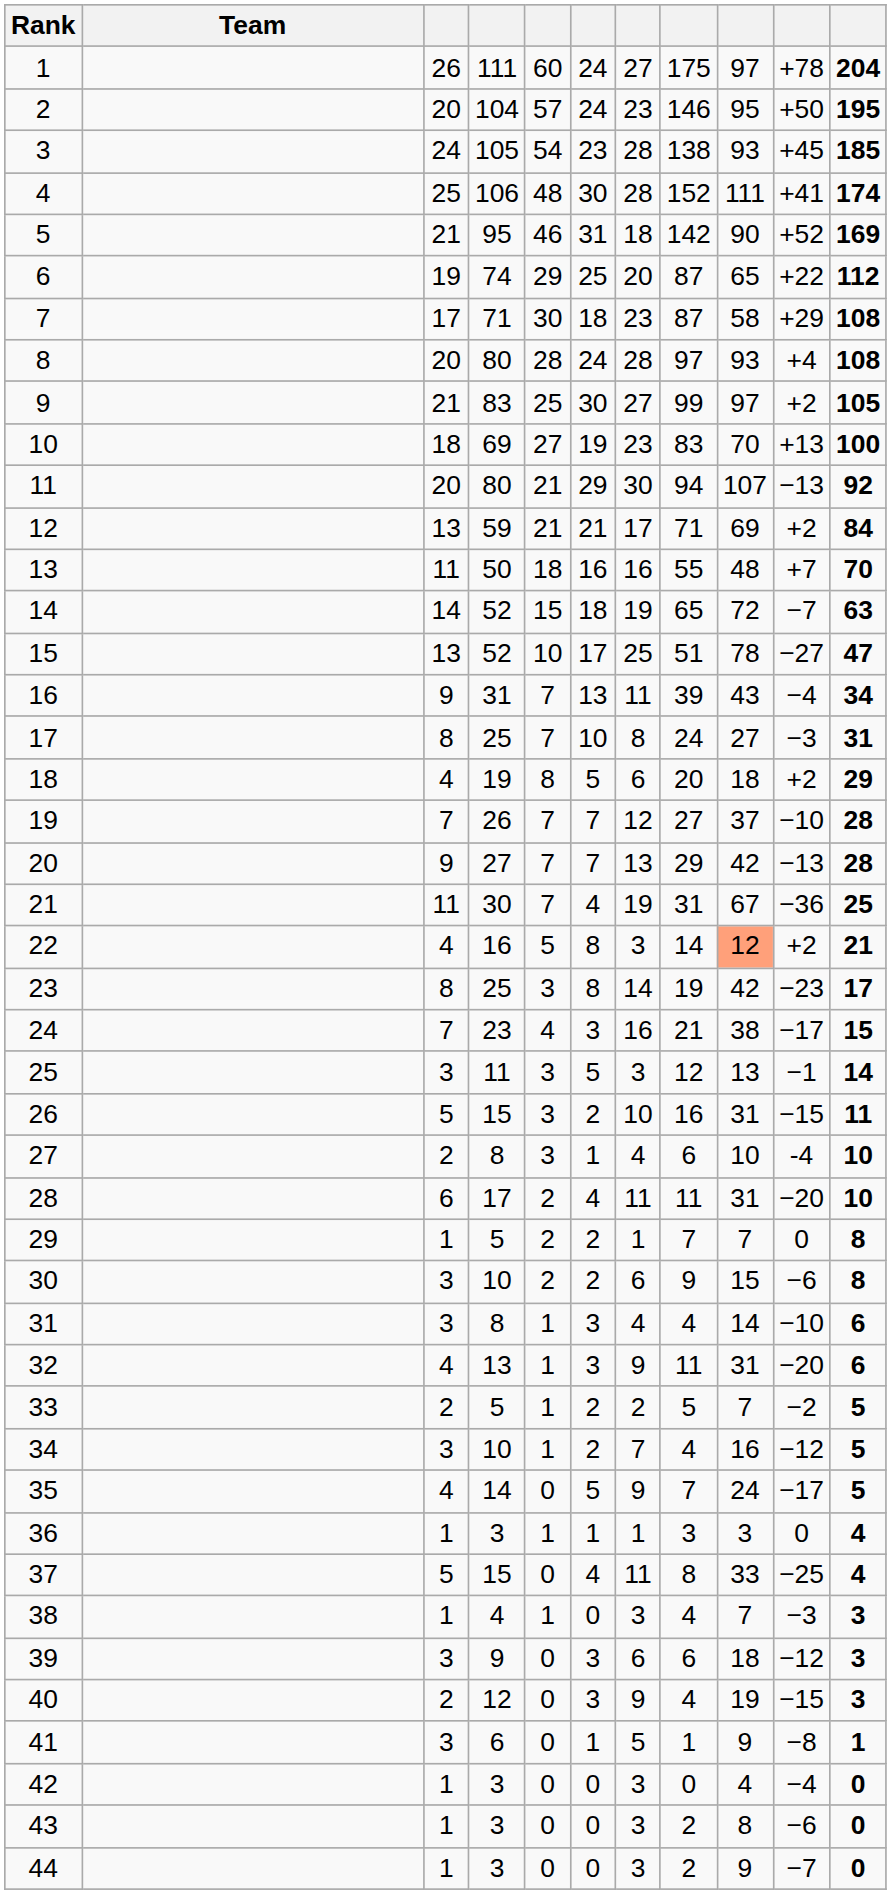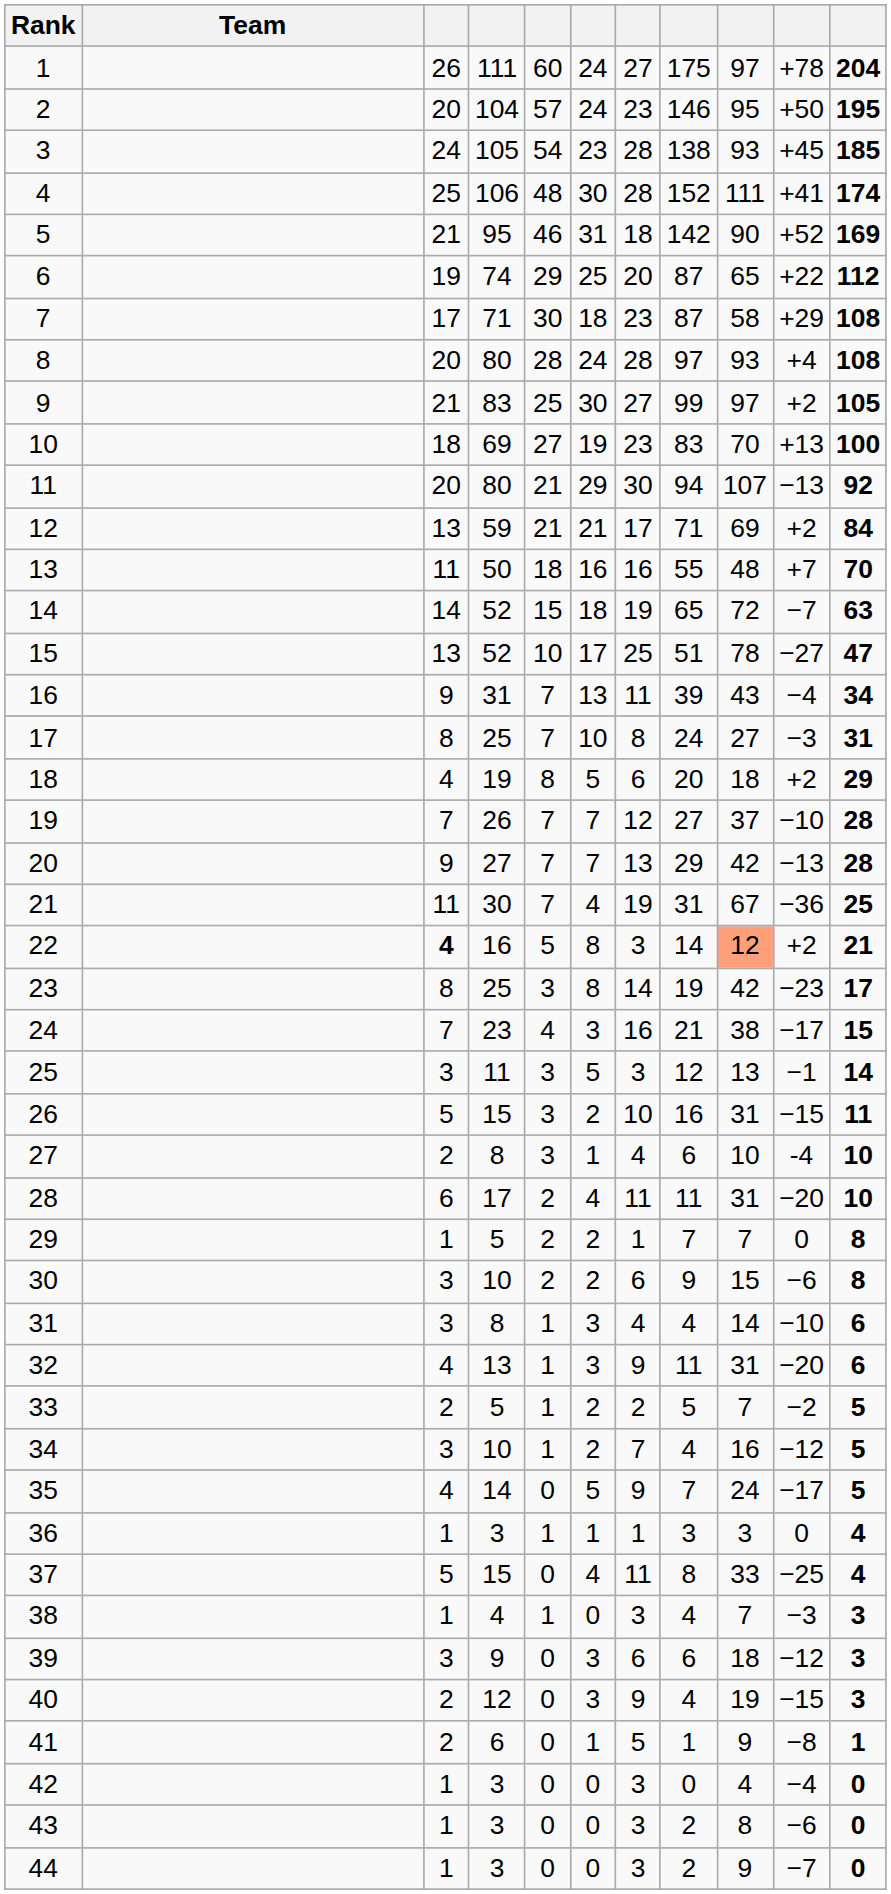(446, 946) normal -> (446, 946) bold
(446, 1742) 3 -> (446, 1742) 2
